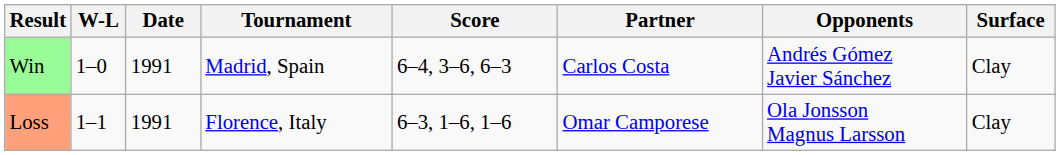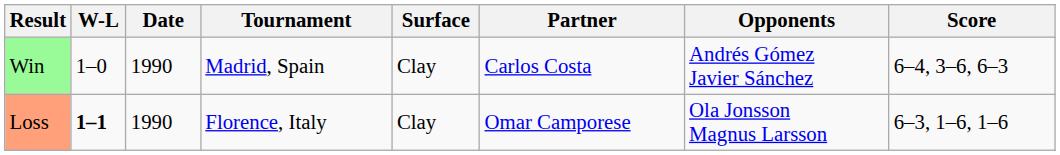columns swapped: (1011, 20) <-> (475, 20)
(152, 65) 1991 -> (152, 65) 1990
(91, 122) normal -> (91, 122) bold
(152, 122) 1991 -> (152, 122) 1990
